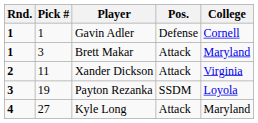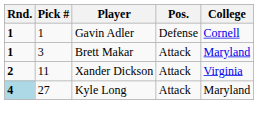- row: (114, 90)
(10, 109) no background -> (10, 90) lightblue background
